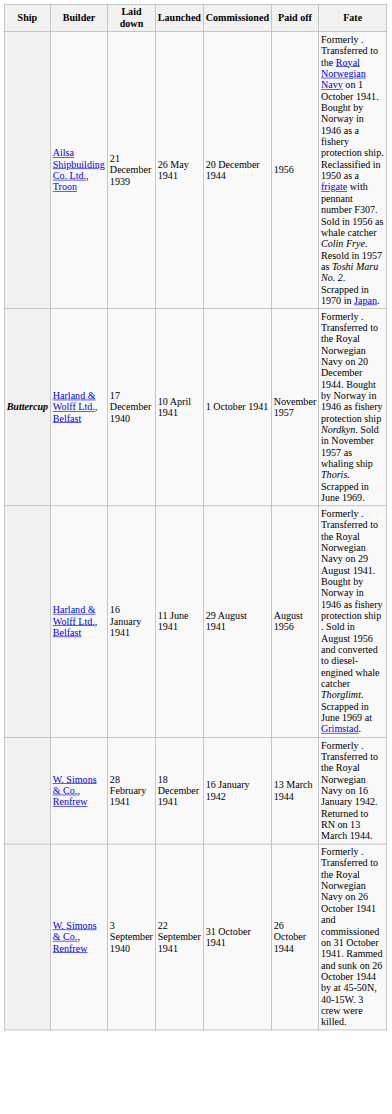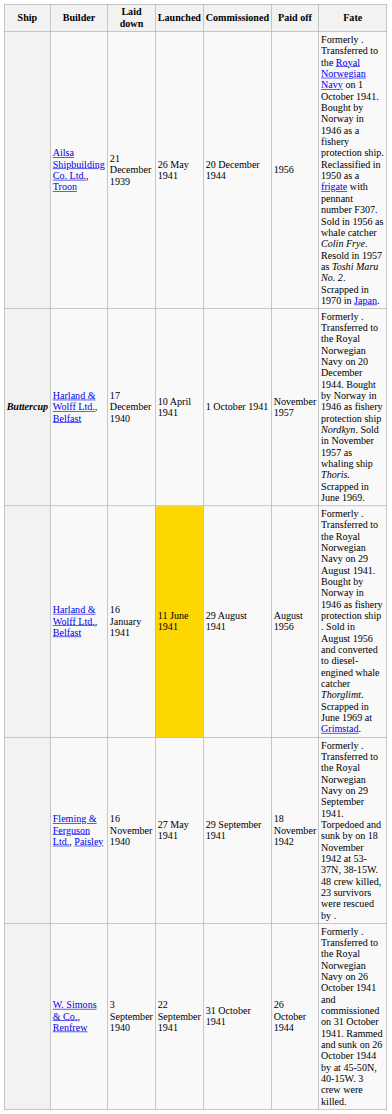(173, 621) no background -> (173, 621) gold background
+ row: (131, 830)
- row: (128, 790)
